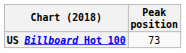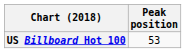(154, 40) 73 -> (154, 40) 53
